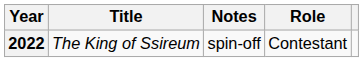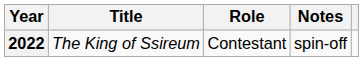columns swapped: (308, 17) <-> (234, 17)
